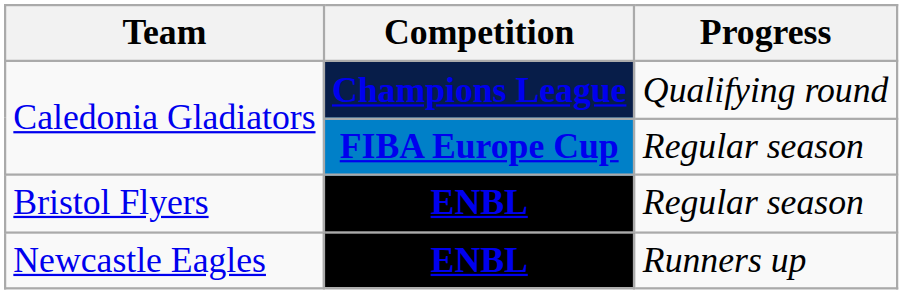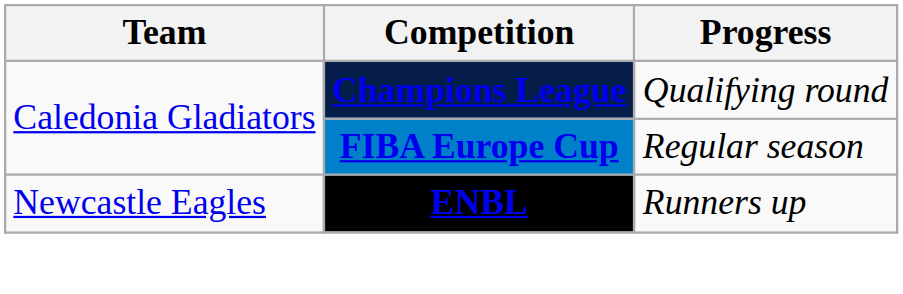- row: (111, 202)
